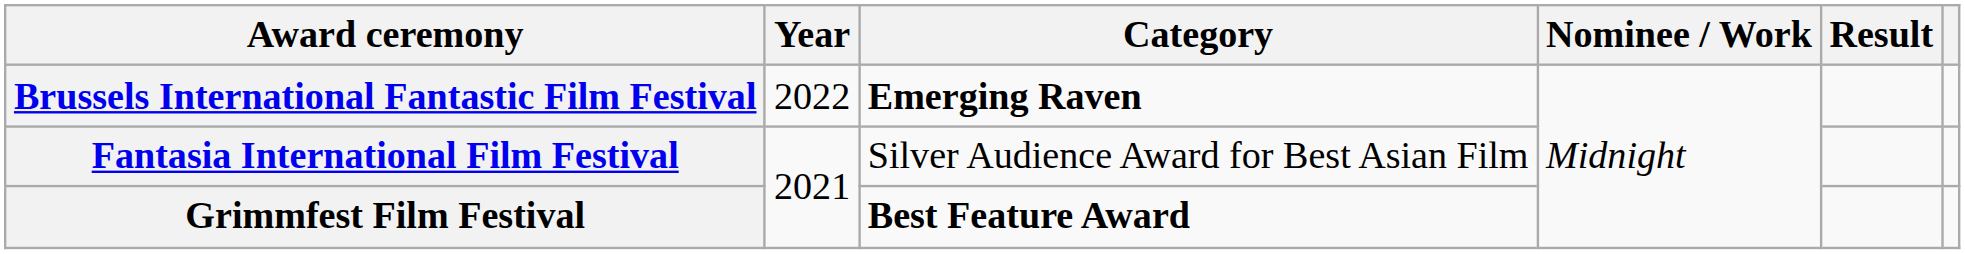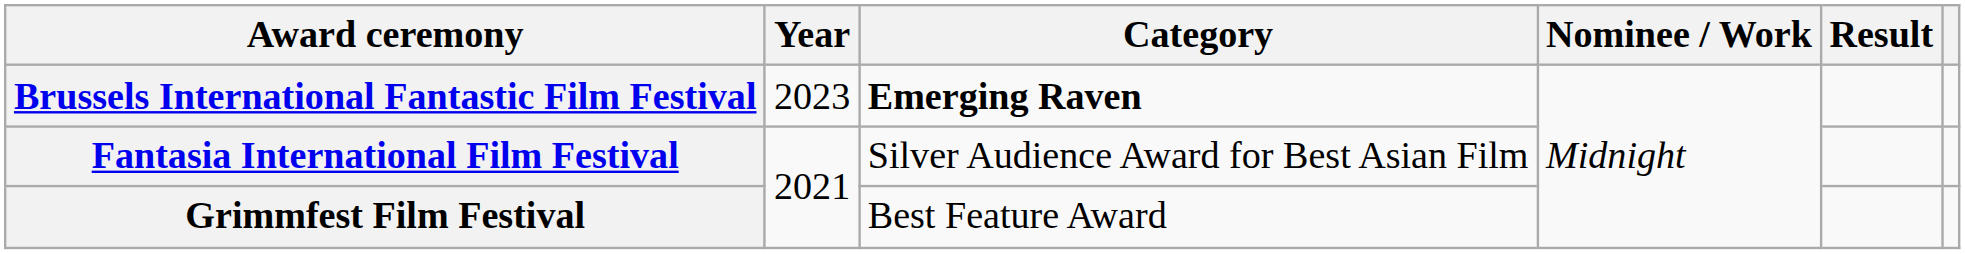(812, 95) 2022 -> (812, 95) 2023
(1029, 215) bold -> (1017, 215) normal
